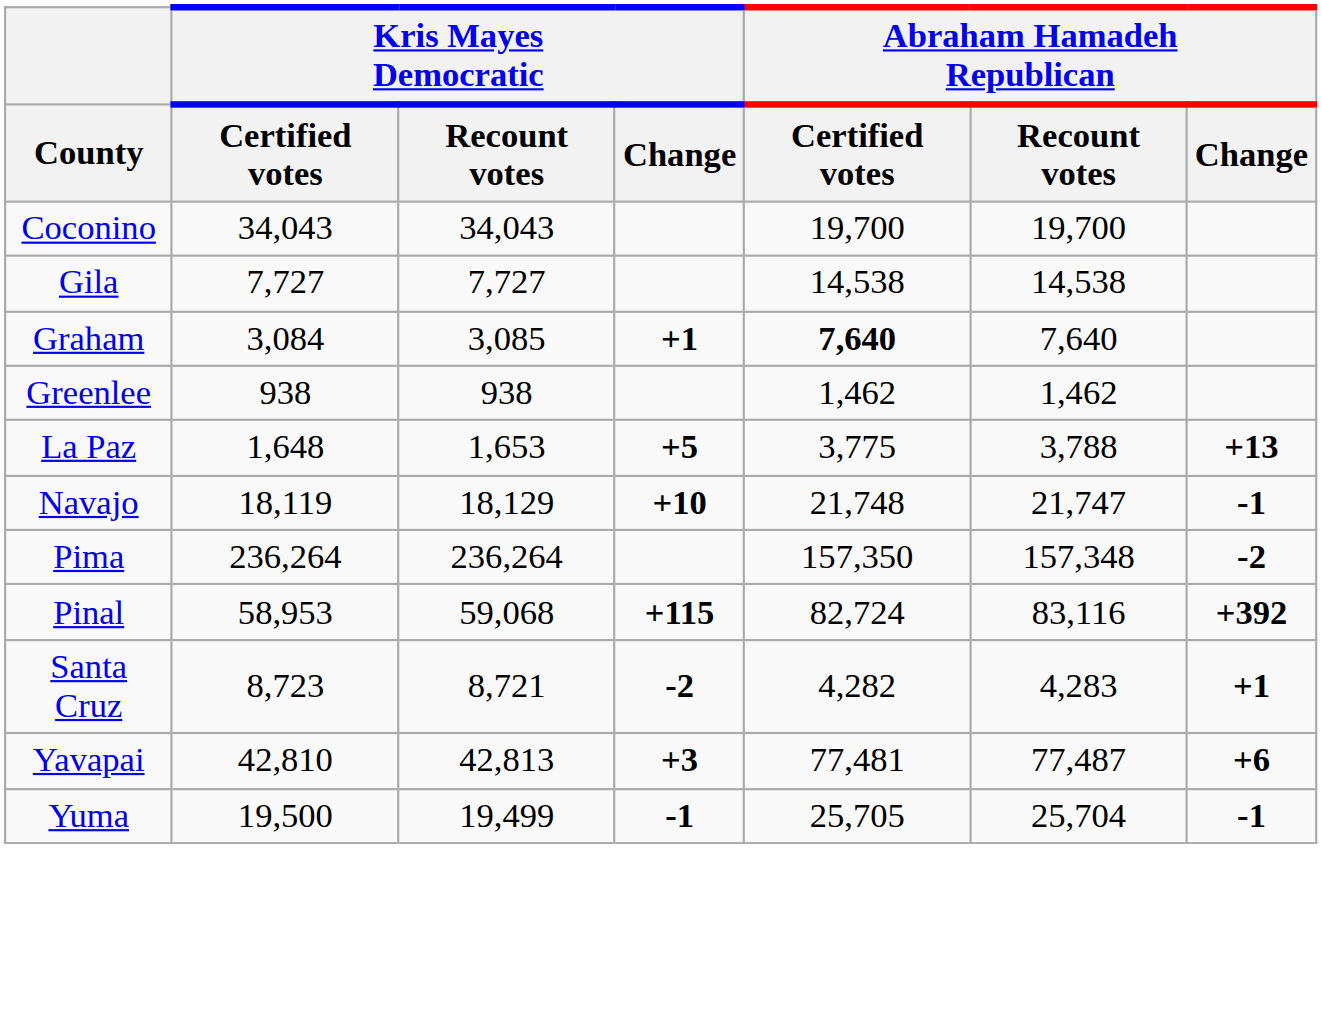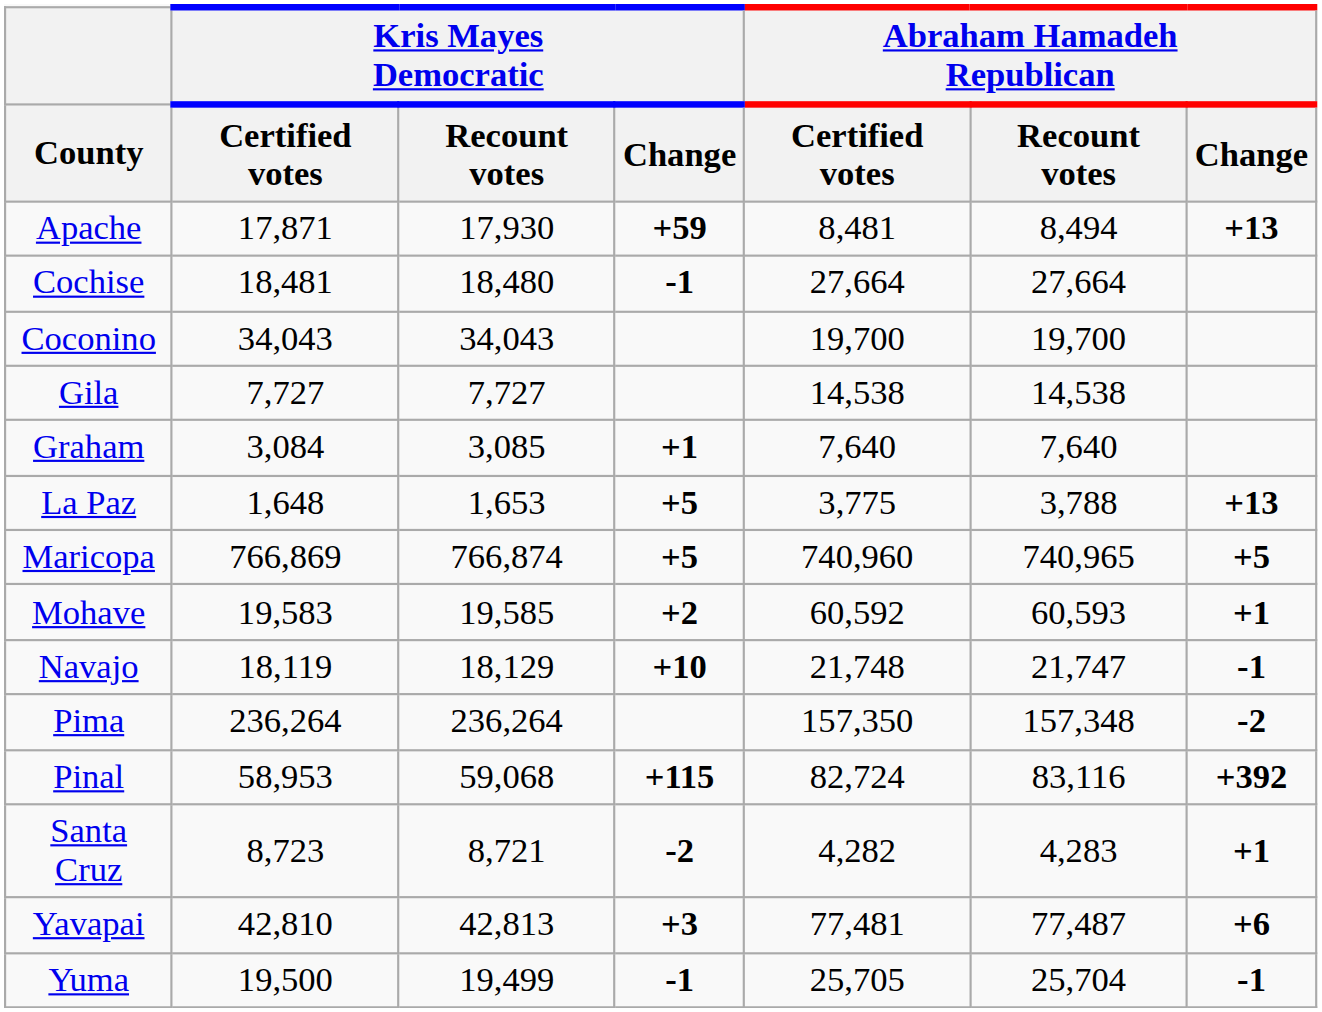+ row: (89, 227)
+ row: (89, 282)
(857, 337) bold -> (857, 447) normal
- row: (89, 392)
+ row: (89, 556)
+ row: (89, 611)
